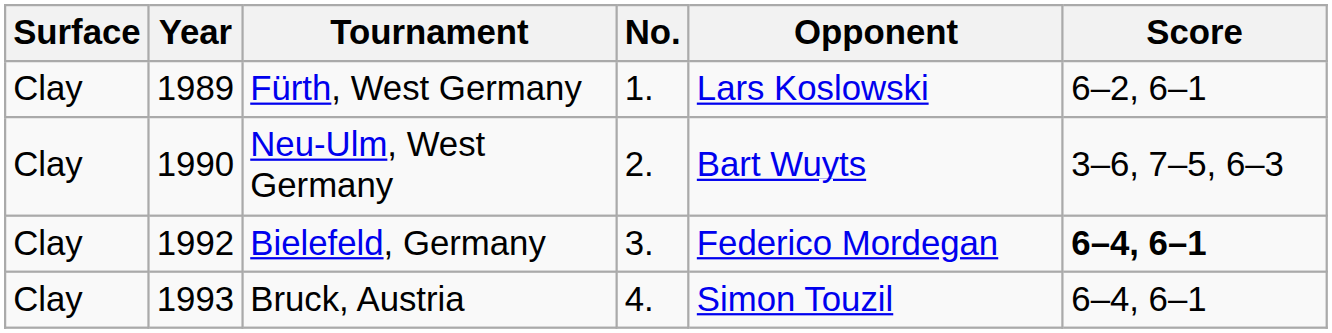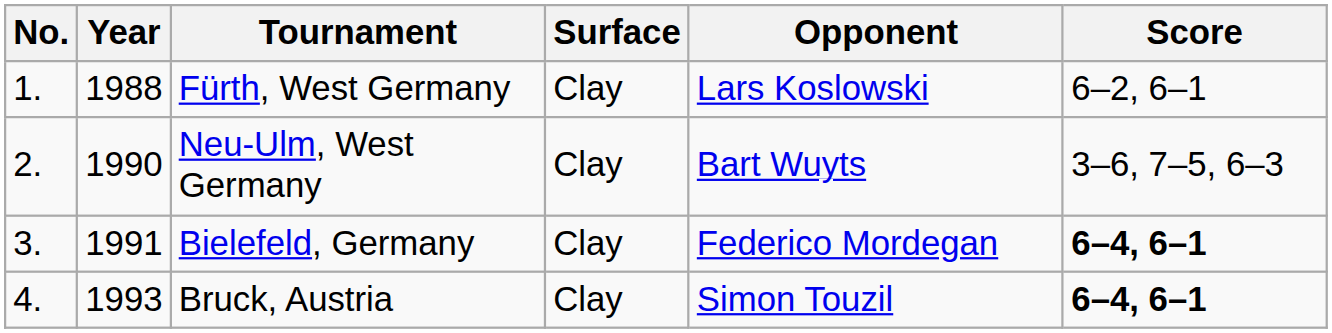columns swapped: (653, 32) <-> (77, 32)
(195, 88) 1989 -> (124, 88) 1988
(195, 241) 1992 -> (124, 241) 1991
(1139, 298) normal -> (1139, 298) bold
